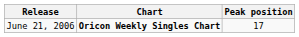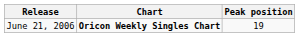(259, 26) 17 -> (259, 26) 19
